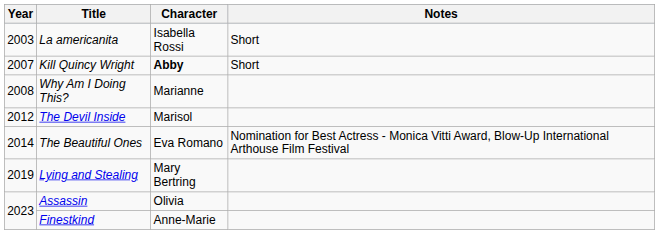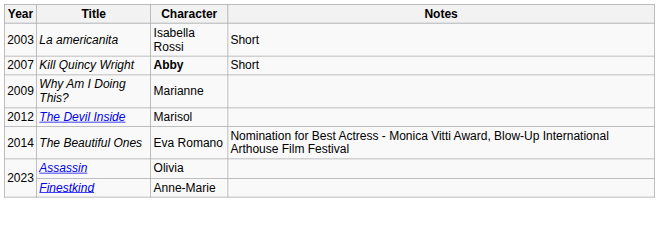(20, 91) 2008 -> (20, 91) 2009
- row: (89, 175)
